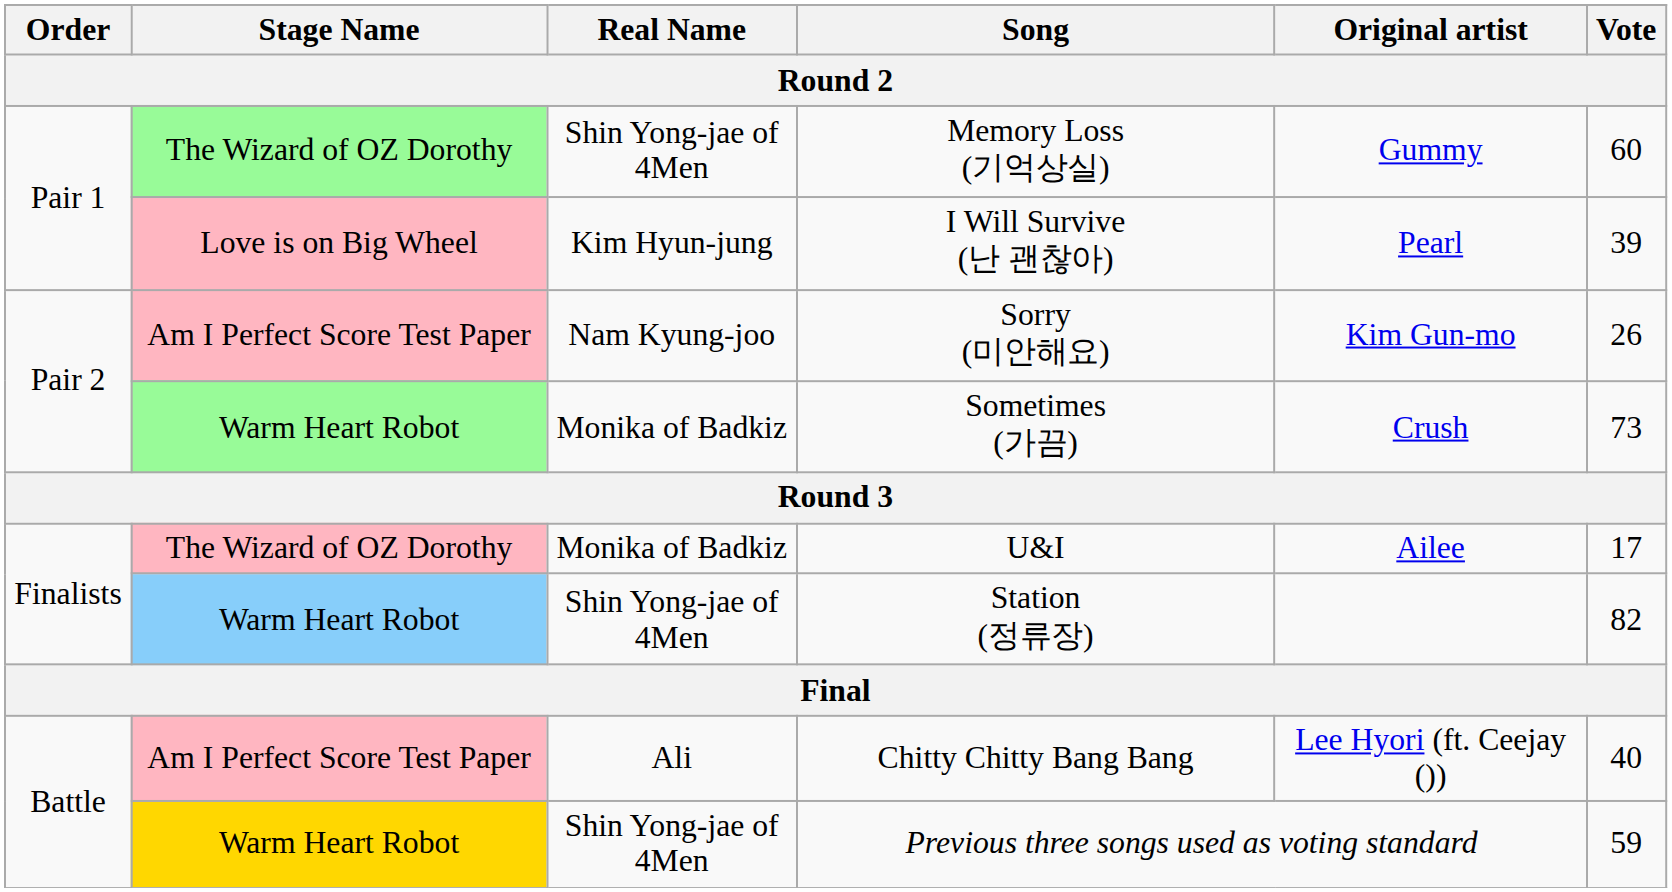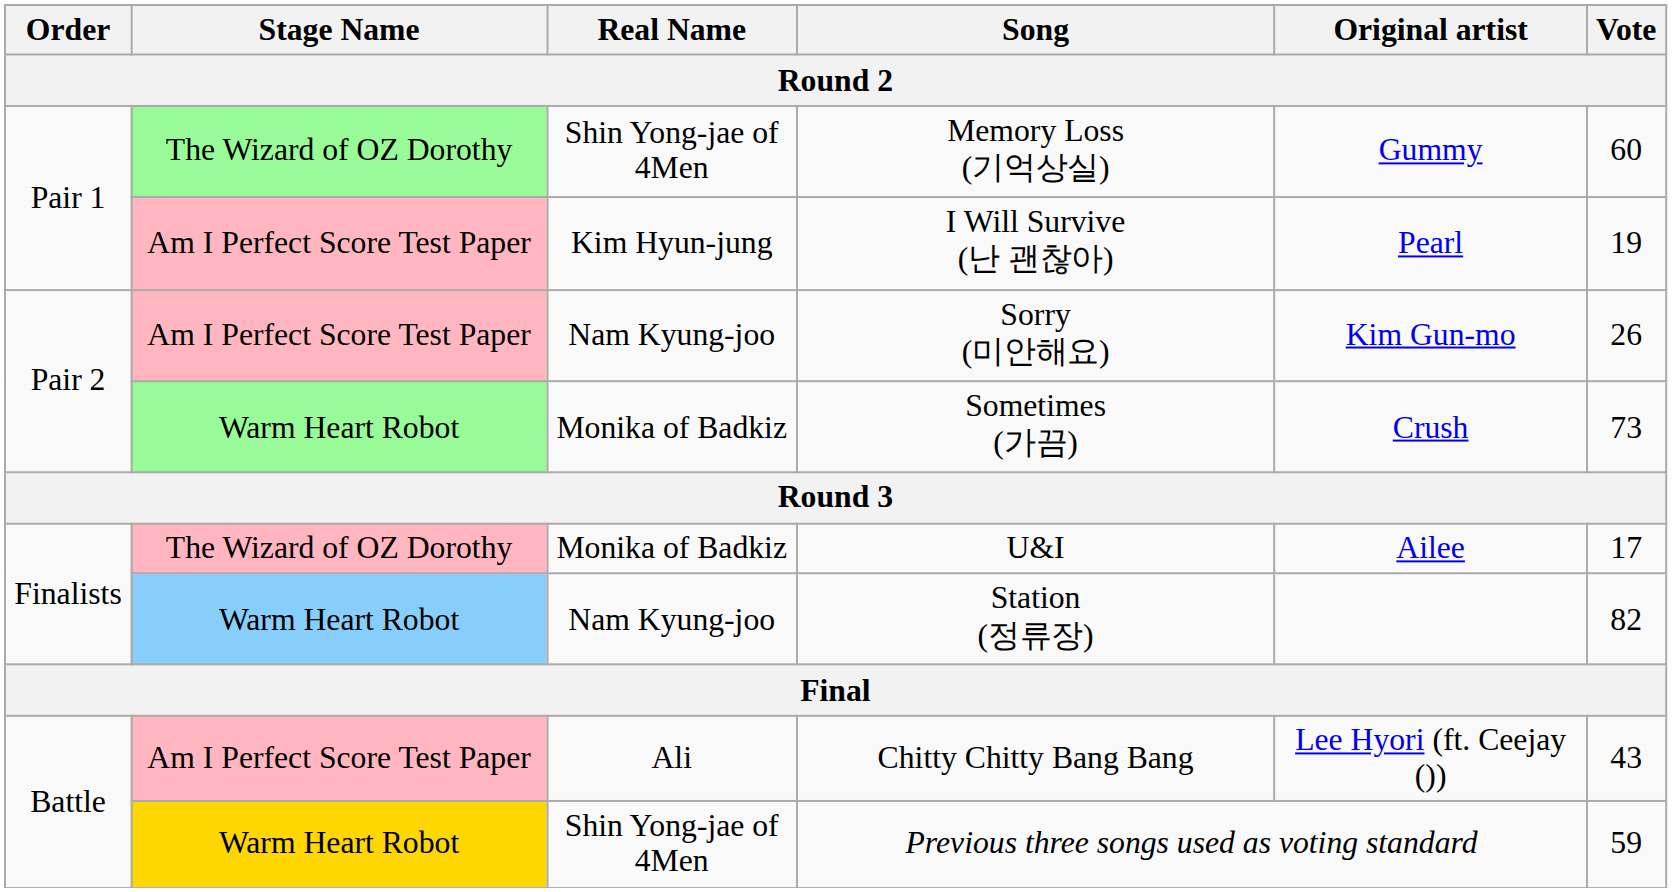(339, 242) Love is on Big Wheel -> (339, 242) Am I Perfect Score Test Paper
(1626, 242) 39 -> (1626, 242) 19
(672, 618) Shin Yong-jae of 4Men -> (672, 618) Nam Kyung-joo
(1626, 757) 40 -> (1626, 757) 43
